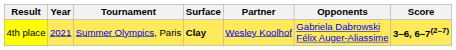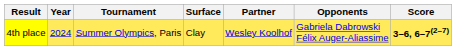(61, 32) 2021 -> (61, 32) 2024
(196, 32) bold -> (195, 32) normal
